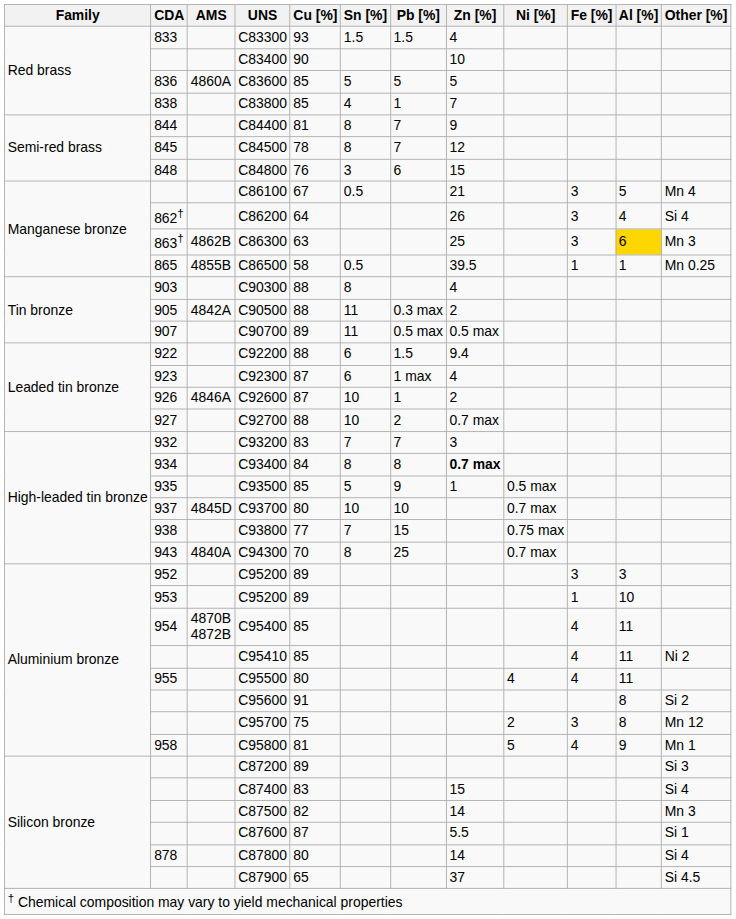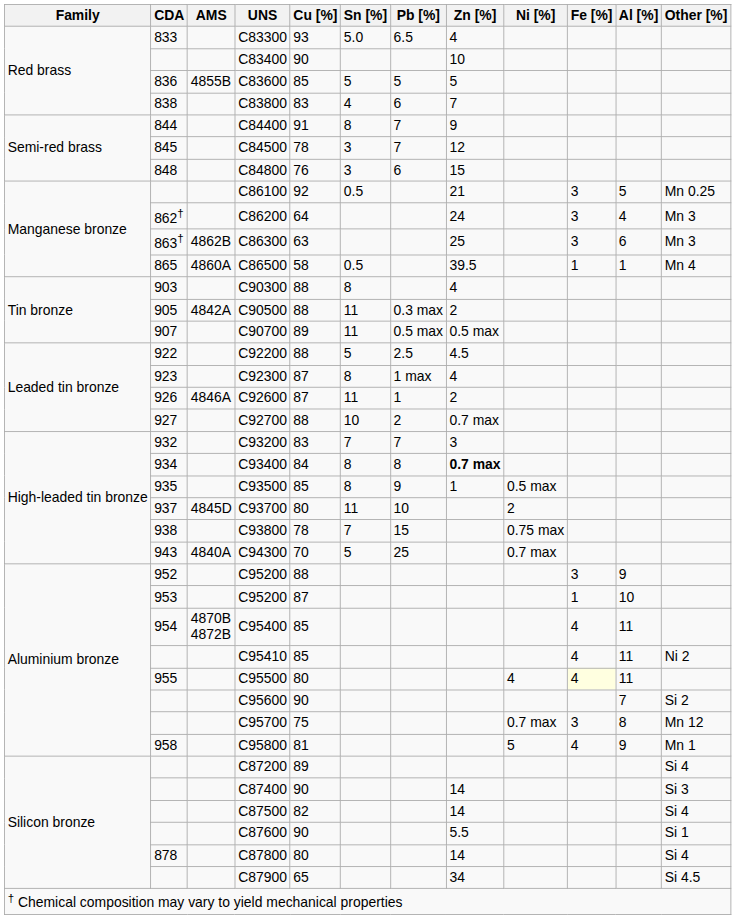(353, 37) 1.5 -> (353, 37) 5.0
(403, 37) 1.5 -> (403, 37) 6.5
(211, 81) 4860A -> (211, 81) 4855B
(301, 103) 85 -> (301, 103) 83
(397, 103) 1 -> (397, 103) 6
(301, 125) 81 -> (301, 125) 91
(348, 147) 8 -> (348, 147) 3
(301, 192) 67 -> (301, 192) 92
(680, 192) Mn 4 -> (690, 192) Mn 0.25
(457, 216) 26 -> (457, 216) 24
(677, 216) Si 4 -> (680, 216) Mn 3
(623, 241) gold background -> (623, 241) no background
(211, 265) 4855B -> (211, 265) 4860A
(690, 265) Mn 0.25 -> (680, 265) Mn 4
(348, 354) 6 -> (348, 354) 5
(403, 354) 1.5 -> (403, 354) 2.5
(459, 354) 9.4 -> (459, 354) 4.5
(348, 376) 6 -> (348, 376) 8
(352, 398) 10 -> (351, 398) 11
(348, 486) 5 -> (348, 486) 8
(352, 508) 10 -> (351, 508) 11
(532, 508) 0.7 max -> (511, 508) 2
(301, 530) 77 -> (301, 530) 78
(348, 552) 8 -> (348, 552) 5
(301, 574) 89 -> (301, 574) 88
(623, 574) 3 -> (623, 574) 9
(301, 597) 89 -> (301, 597) 87
(575, 678) no background -> (575, 678) lightyellow background
(301, 701) 91 -> (301, 701) 90
(623, 701) 8 -> (623, 701) 7
(511, 723) 2 -> (532, 723) 0.7 max
(677, 767) Si 3 -> (677, 767) Si 4
(301, 789) 83 -> (301, 789) 90
(457, 789) 15 -> (457, 789) 14
(677, 789) Si 4 -> (677, 789) Si 3
(680, 811) Mn 3 -> (677, 811) Si 4
(301, 833) 87 -> (301, 833) 90
(457, 877) 37 -> (457, 877) 34
